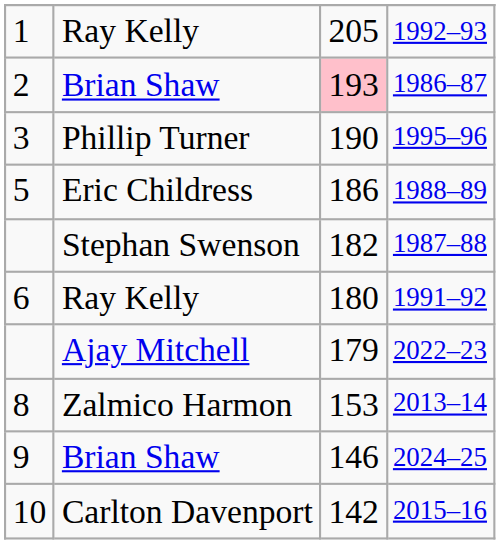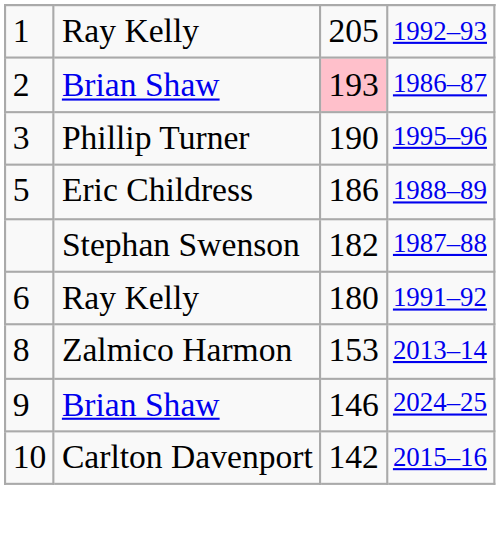- row: (440, 350)
